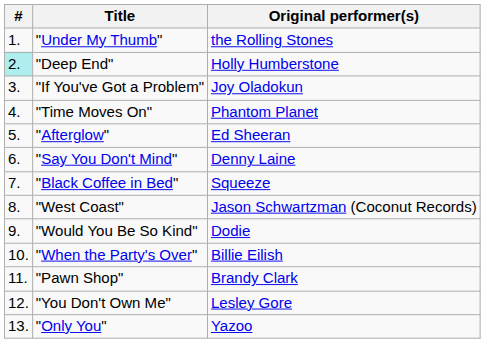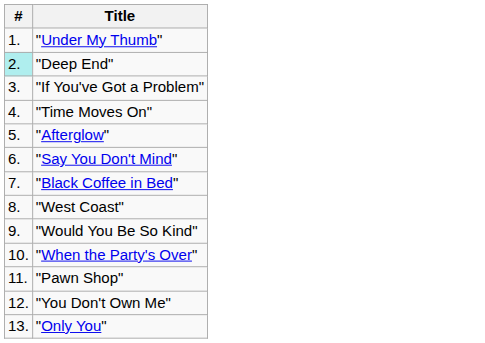- column: (344, 16)
